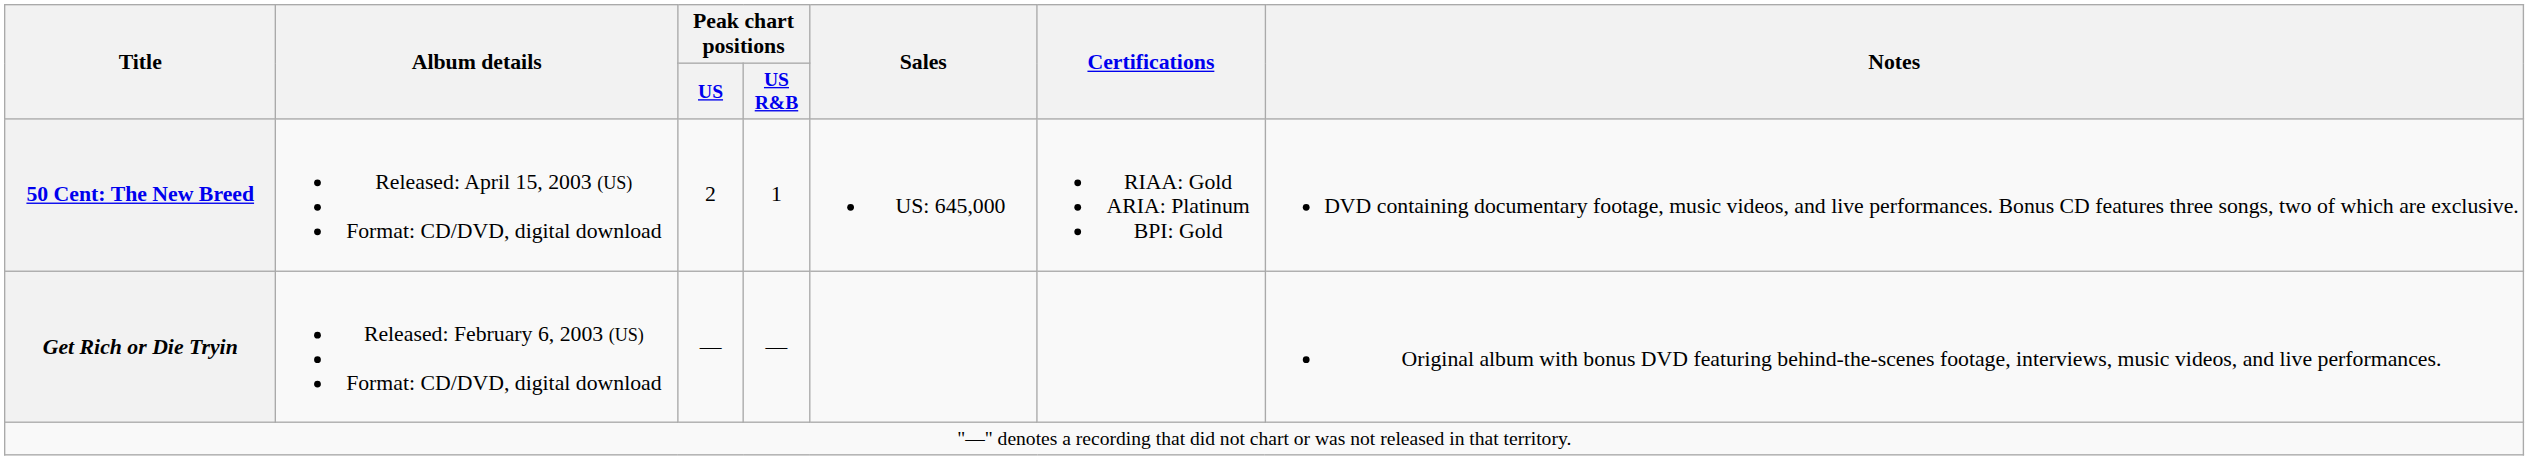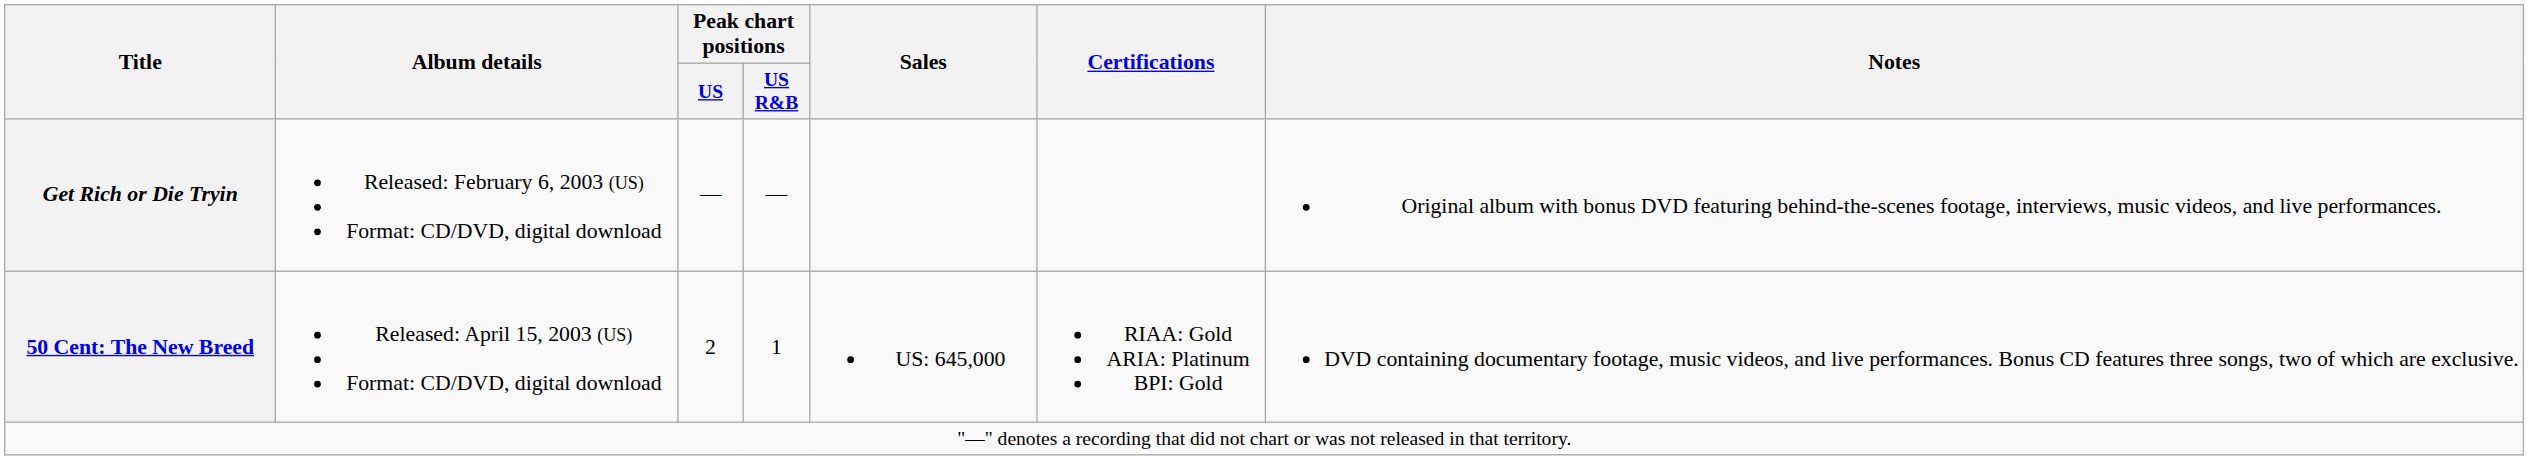rows swapped: (140, 346) <-> (140, 194)
